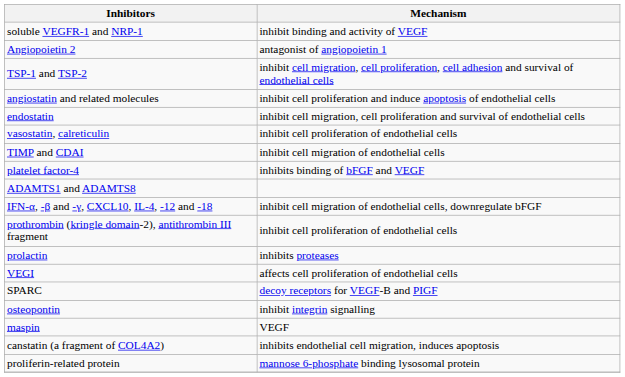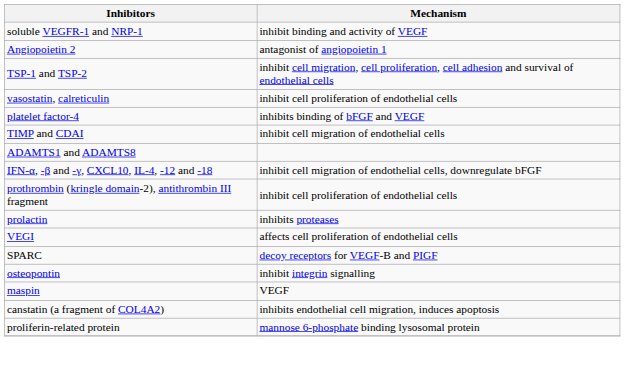- row: (83, 98)
- row: (30, 116)
rows swapped: (43, 170) <-> (45, 152)
